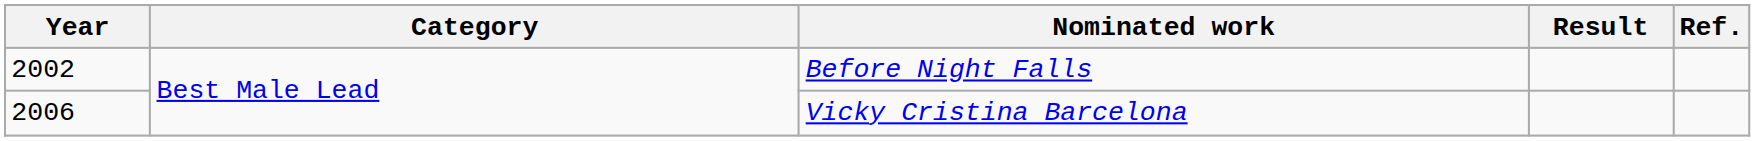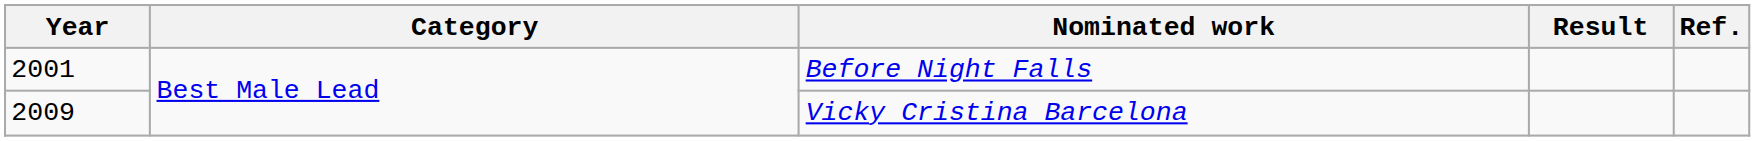(43, 70) 2002 -> (43, 70) 2001
(43, 113) 2006 -> (43, 113) 2009
